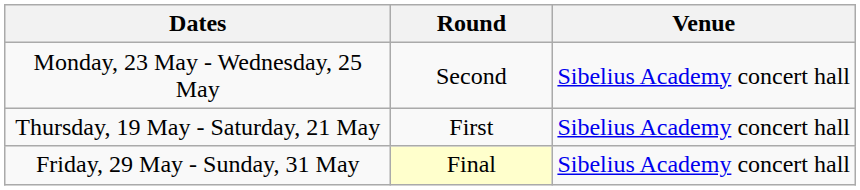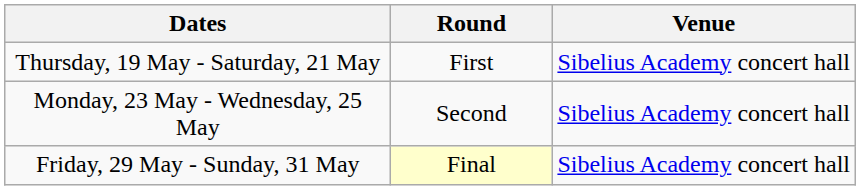rows swapped: (198, 126) <-> (198, 75)
